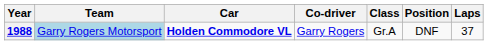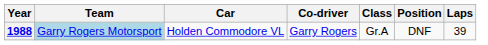(229, 31) bold -> (225, 31) normal
(467, 31) 37 -> (460, 31) 39
